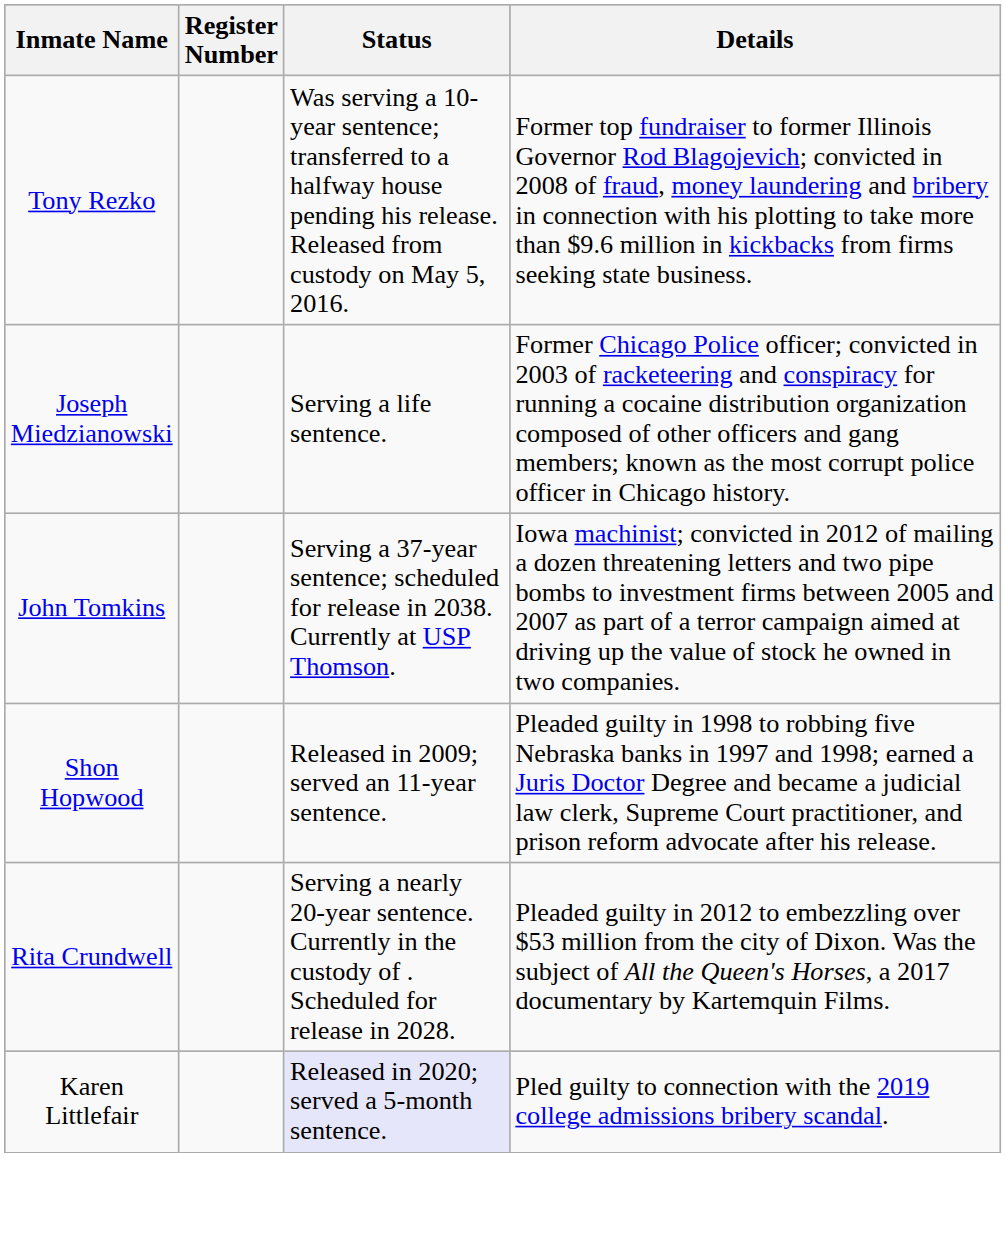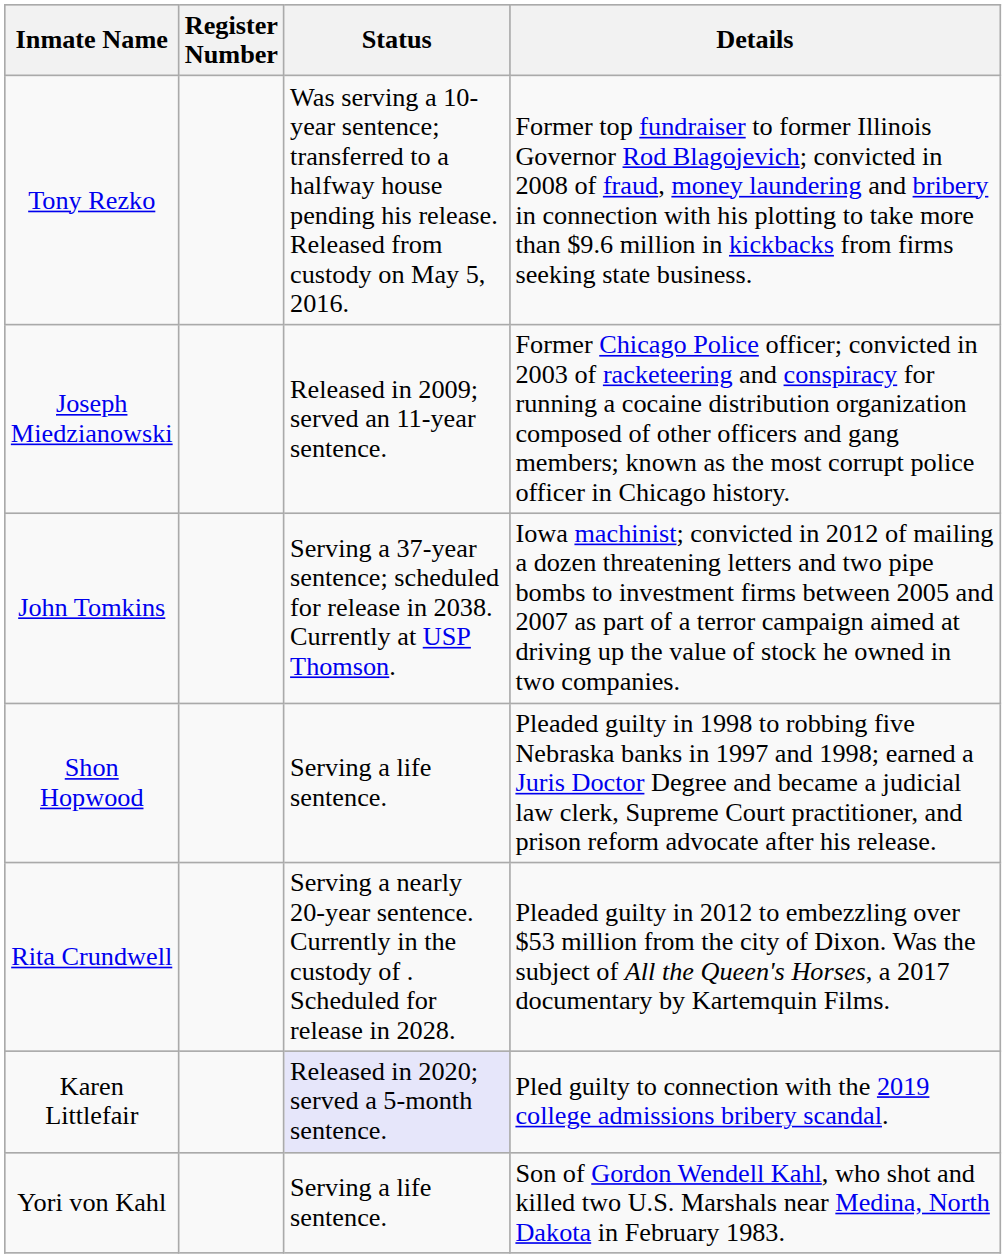(361, 418) Serving a life sentence. -> (384, 418) Released in 2009; served an 11-year sentence.
(384, 782) Released in 2009; served an 11-year sentence. -> (361, 782) Serving a life sentence.
+ row: (92, 1202)
